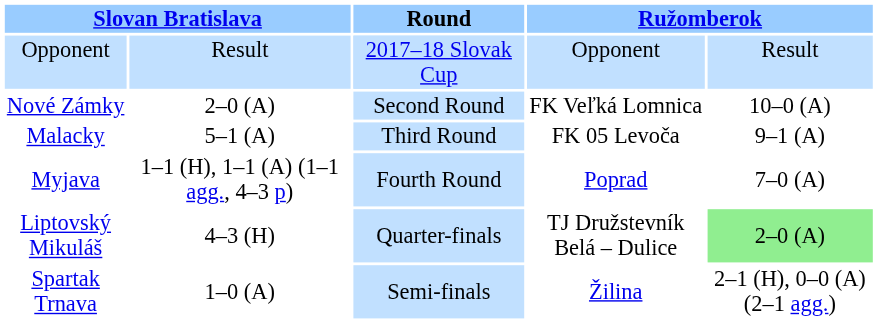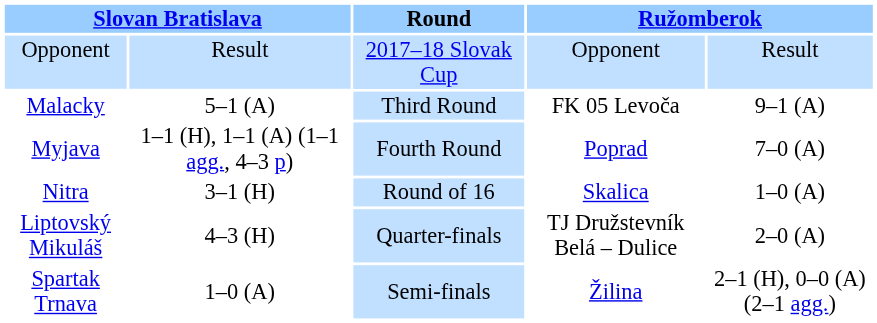- row: (66, 105)
+ row: (66, 192)
(790, 235) lightgreen background -> (790, 235) no background
